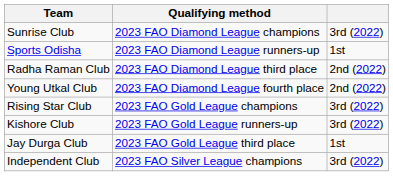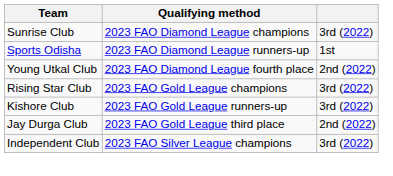- row: (58, 69)
(337, 143) 1st -> (347, 124) 2nd (2022)
